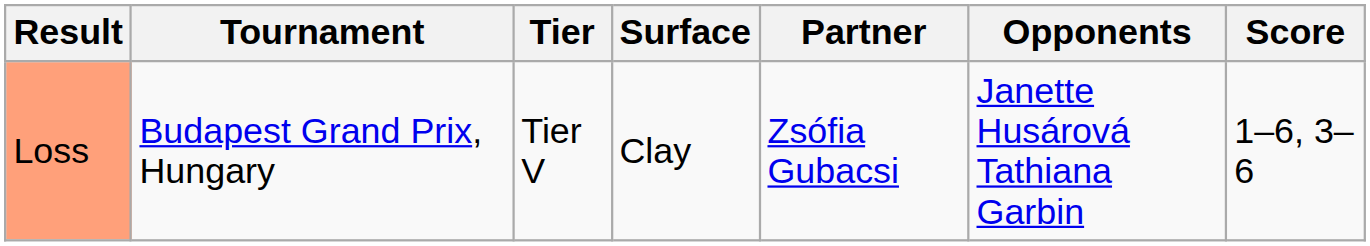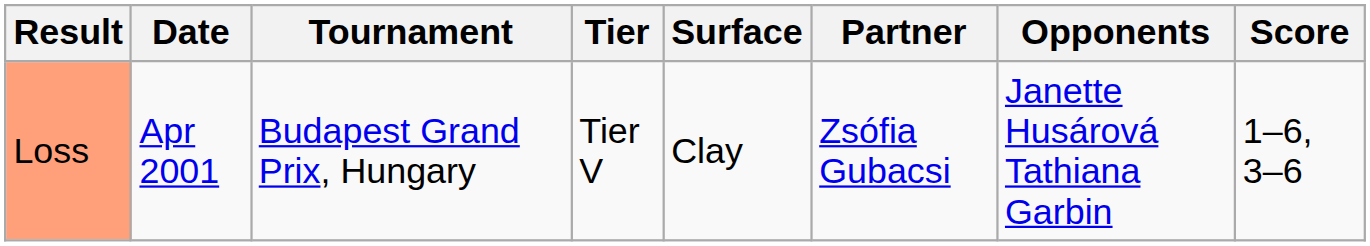+ column: (191, 32)
